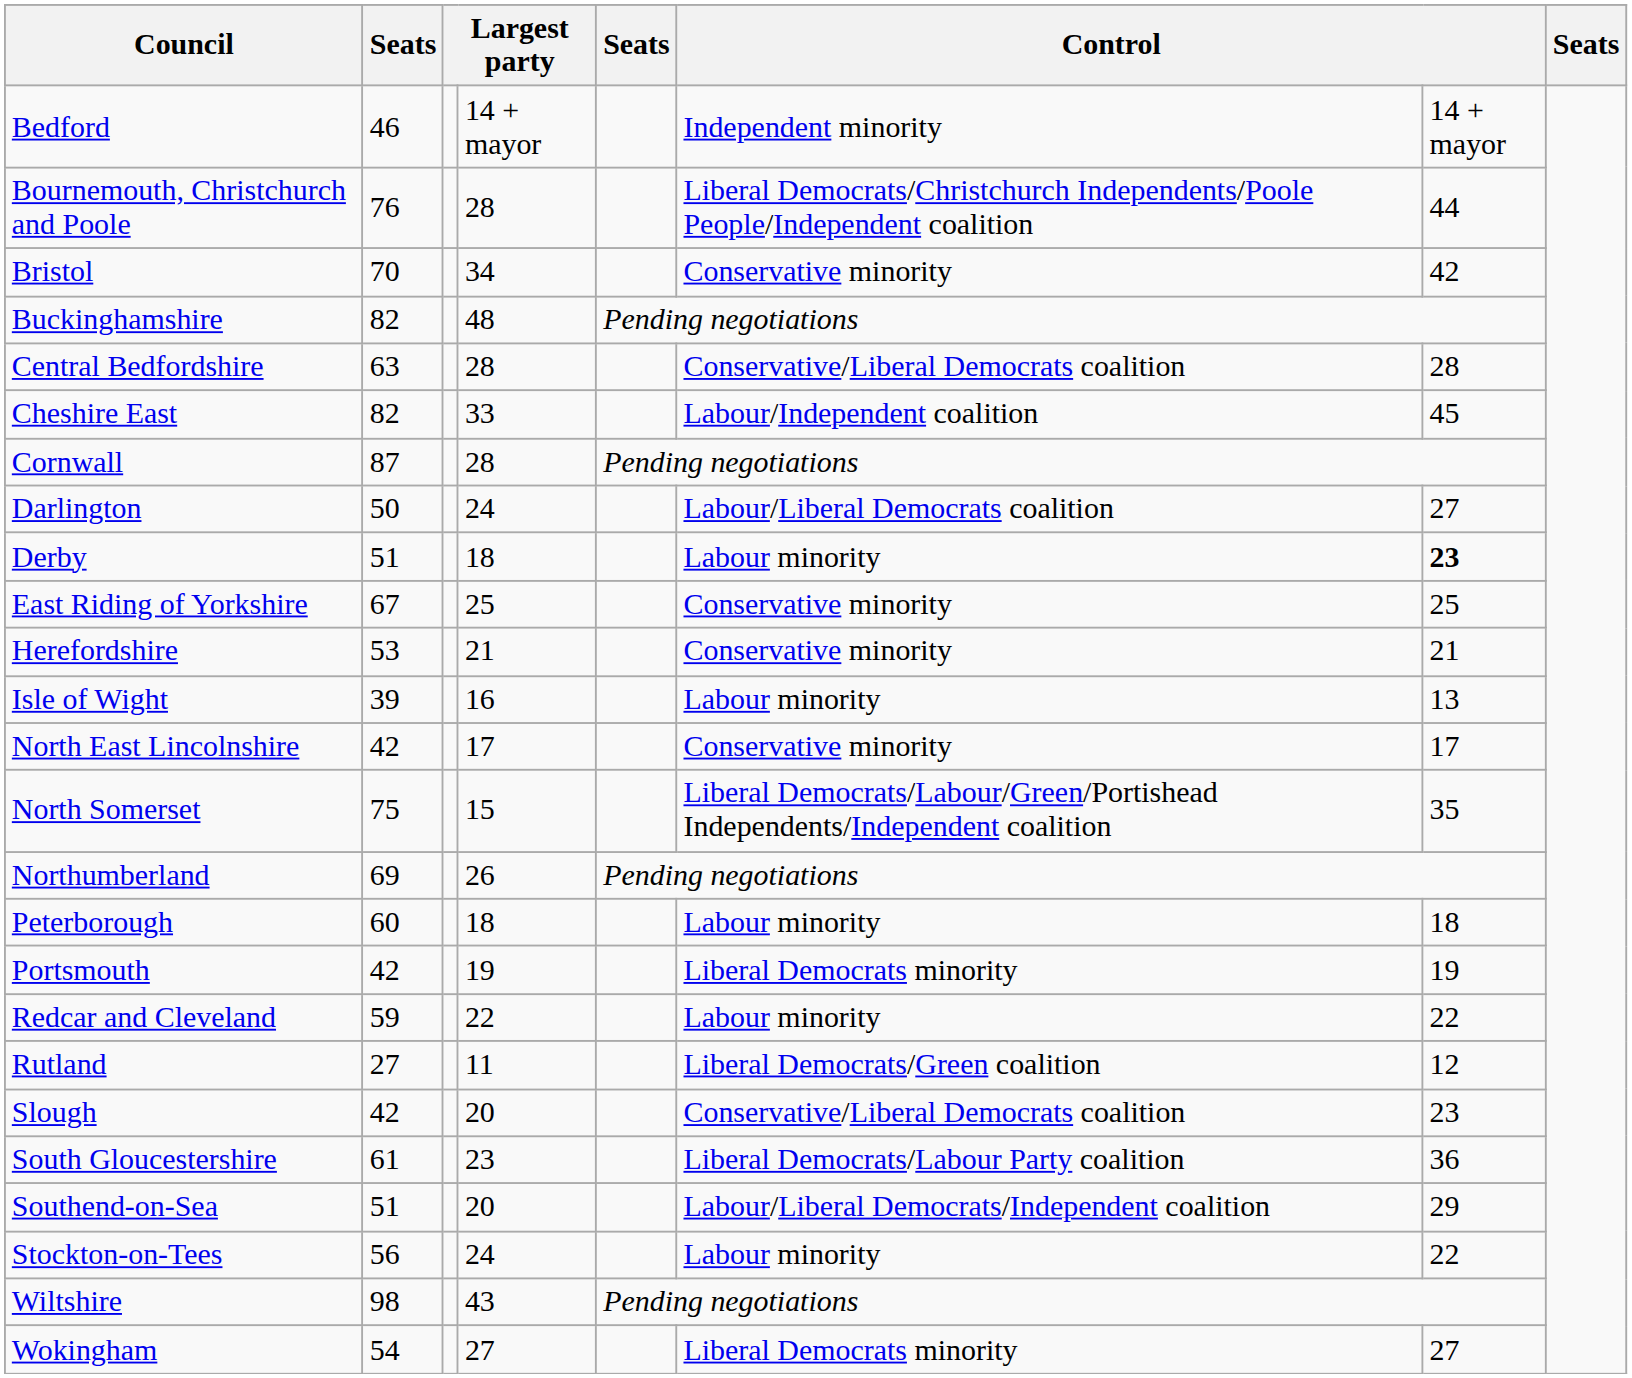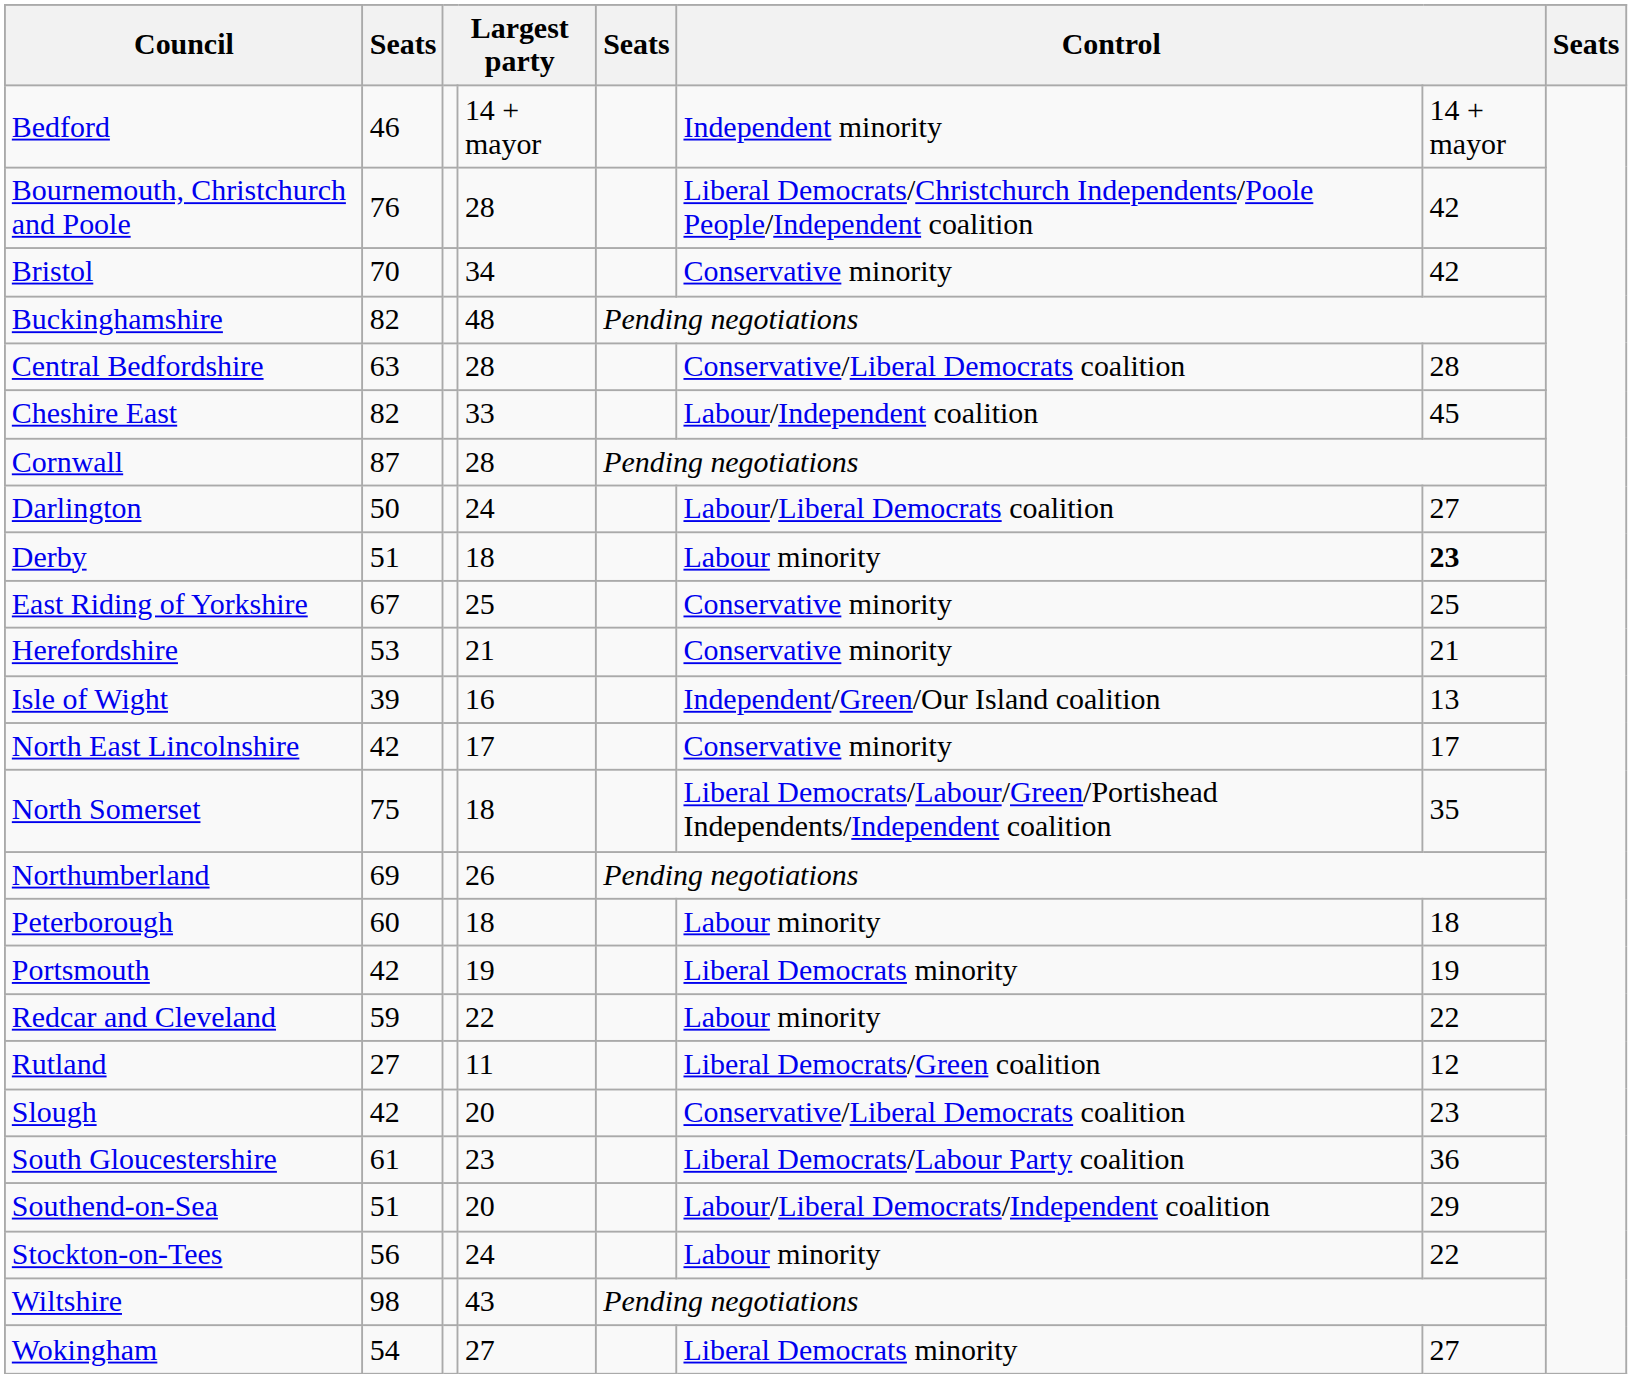(1445, 207) 44 -> (1445, 207) 42
(782, 698) Labour minority -> (922, 698) Independent/Green/Our Island coalition
(480, 810) 15 -> (480, 810) 18
